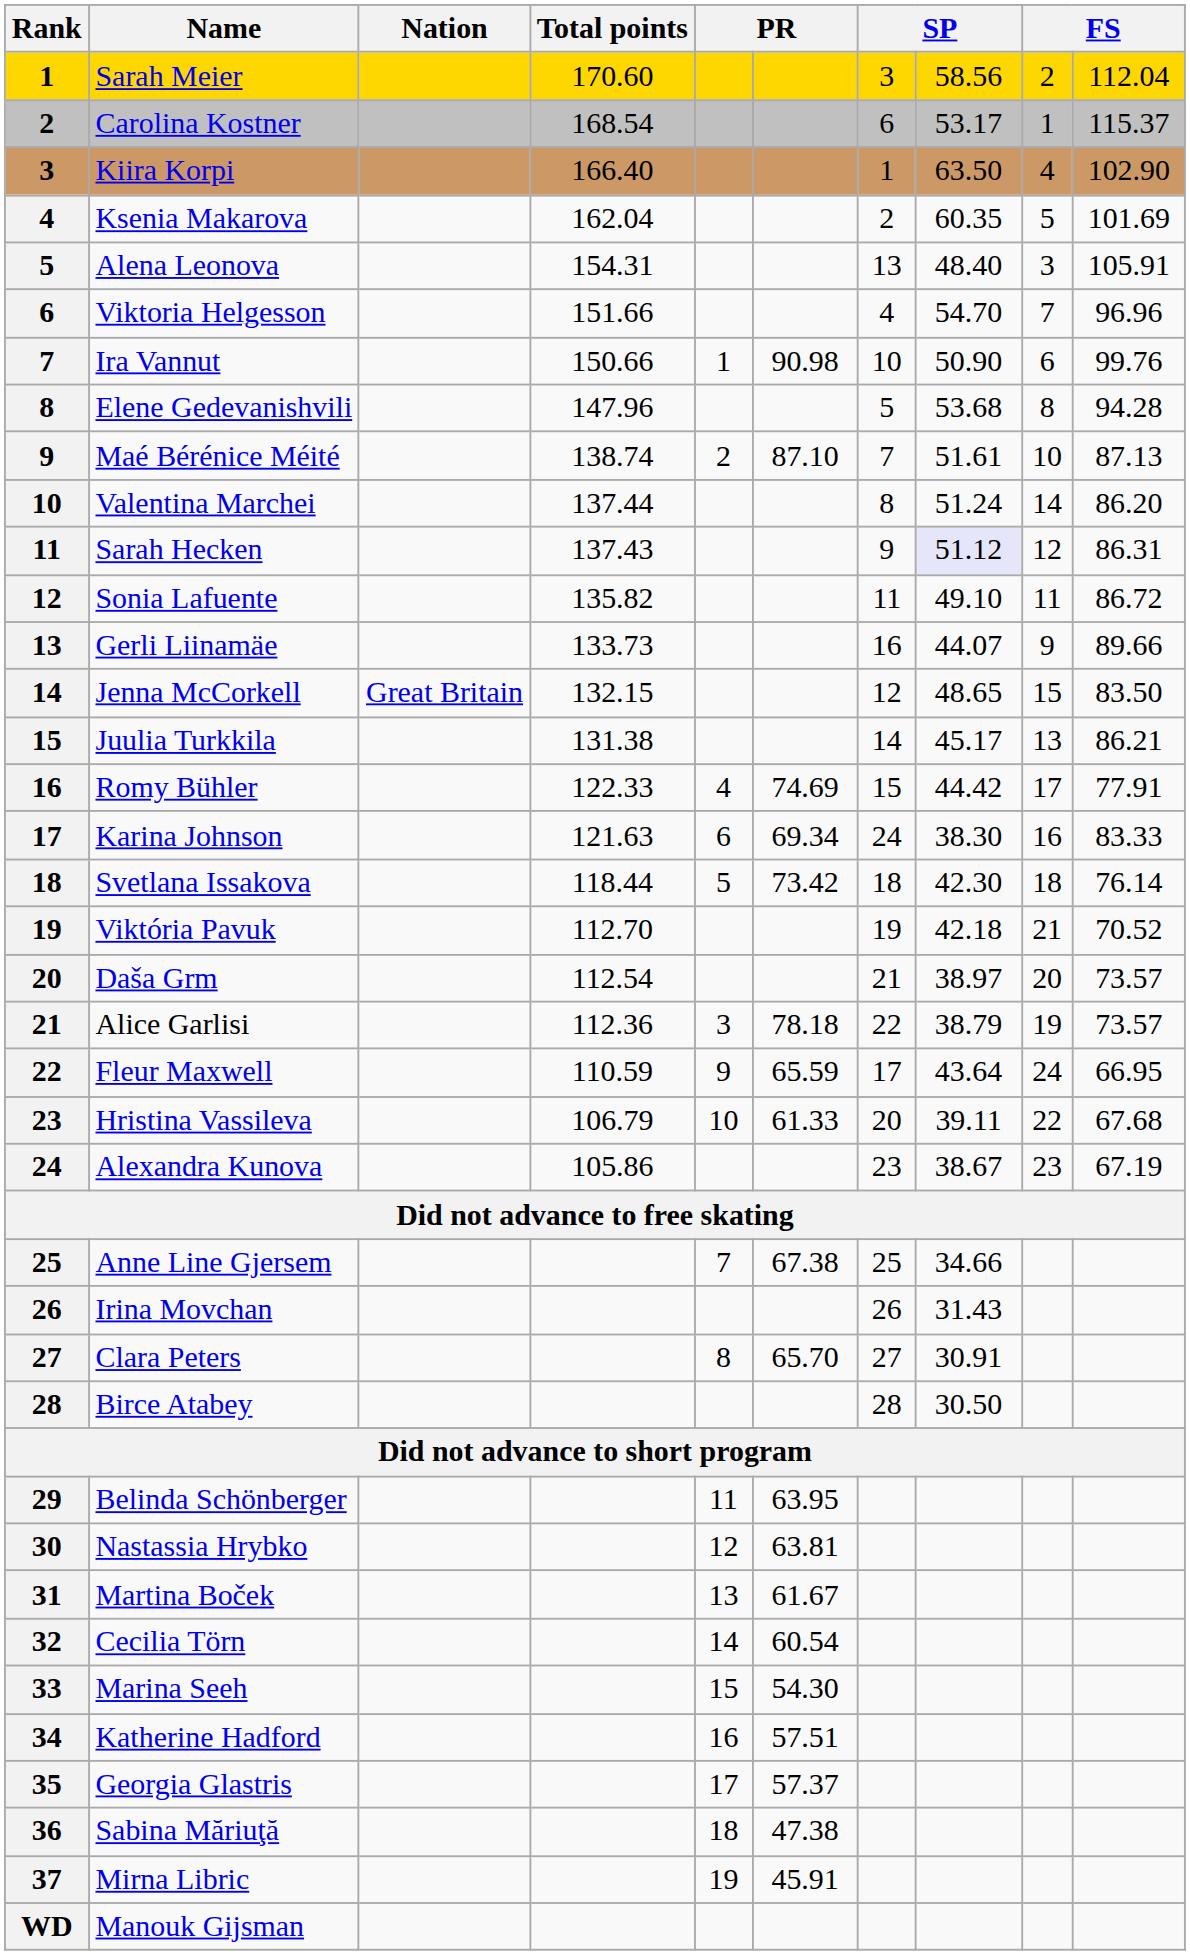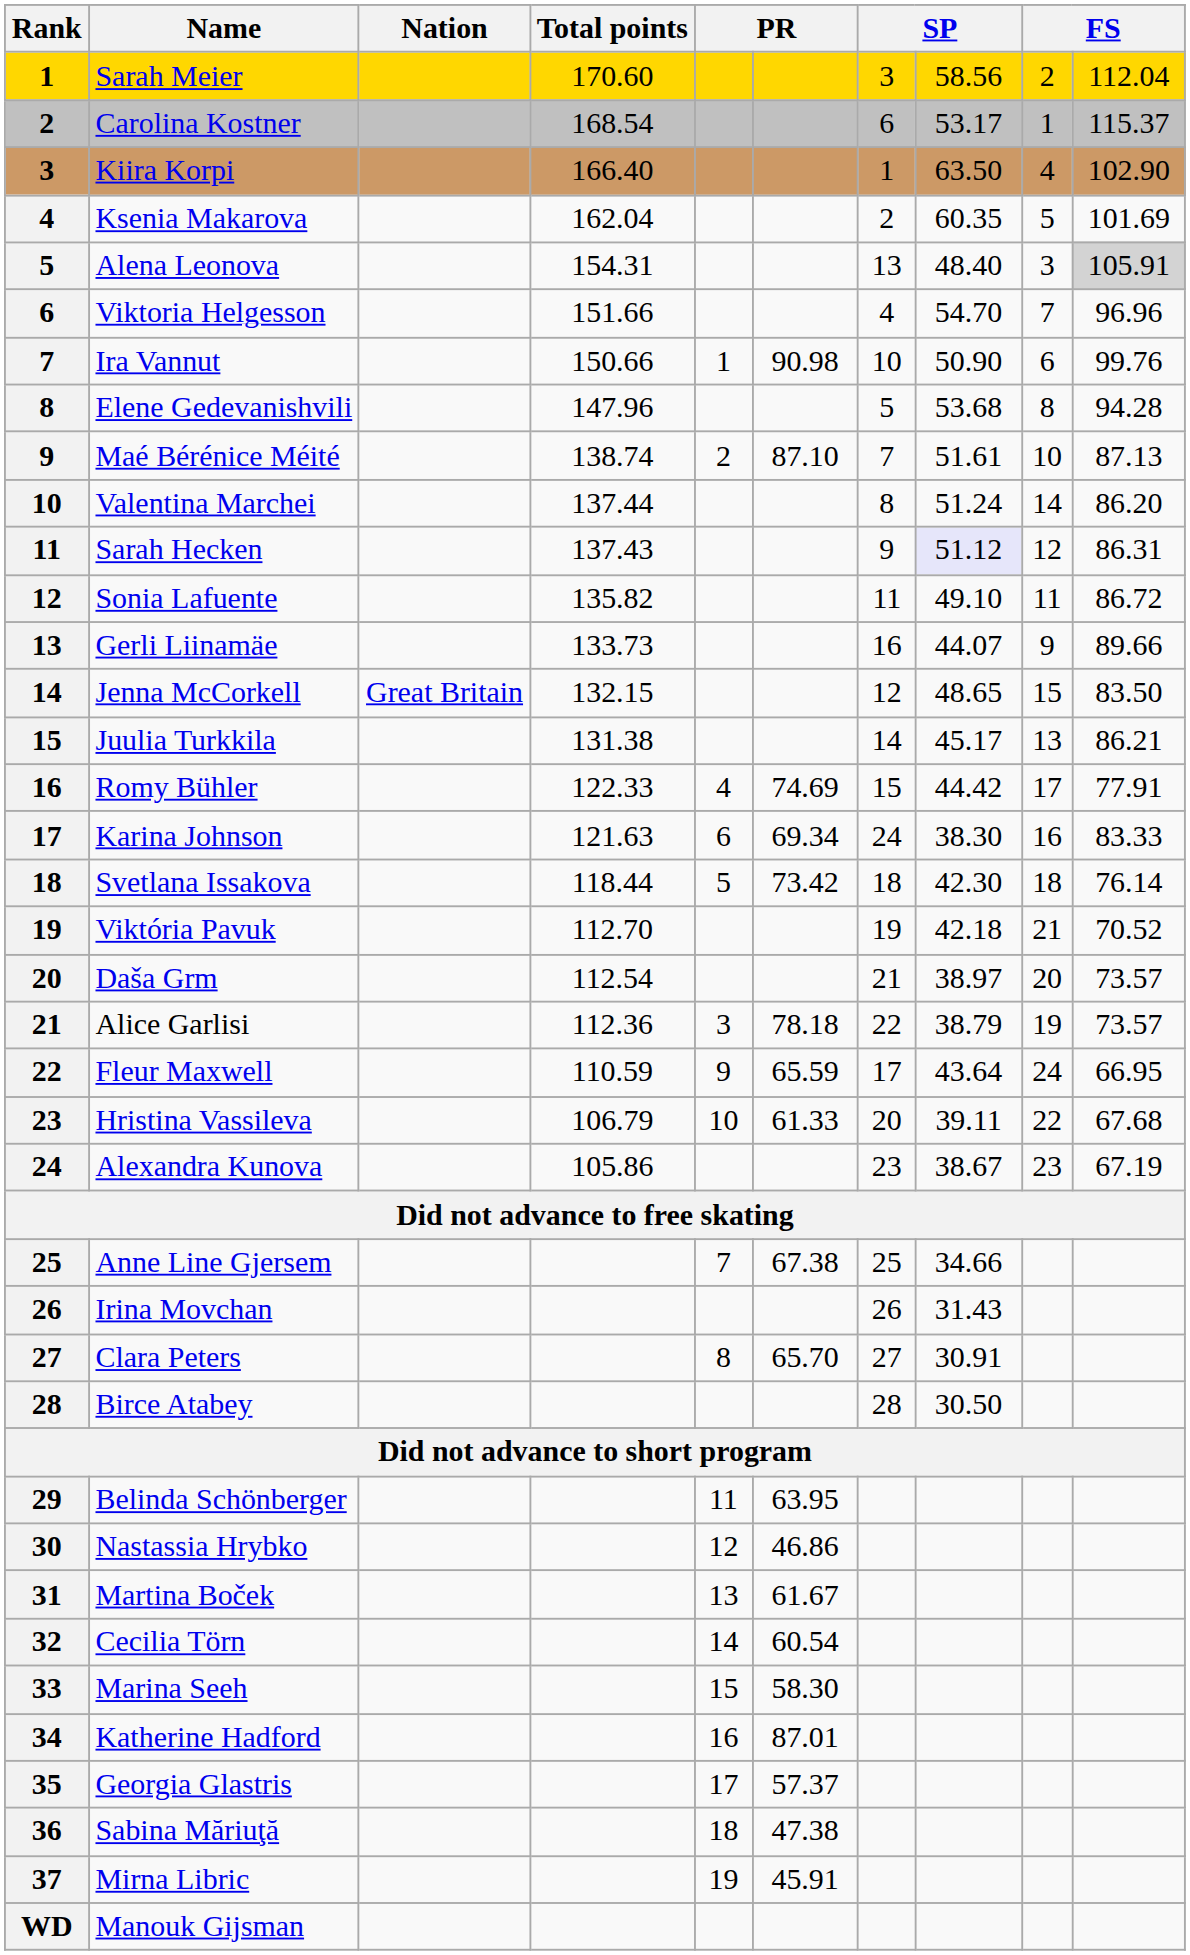(1129, 265) no background -> (1129, 265) lightgrey background
(805, 1546) 63.81 -> (805, 1546) 46.86
(805, 1689) 54.30 -> (805, 1689) 58.30
(805, 1736) 57.51 -> (805, 1736) 87.01
